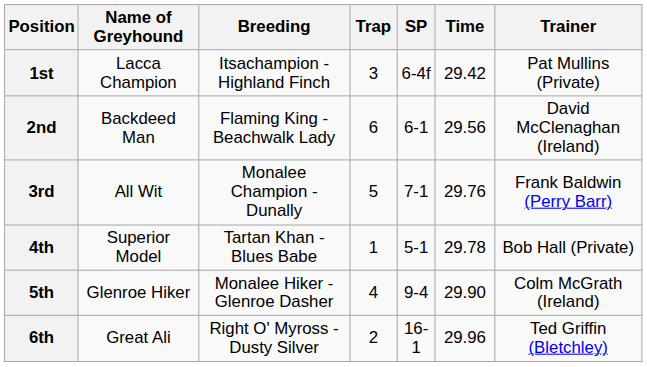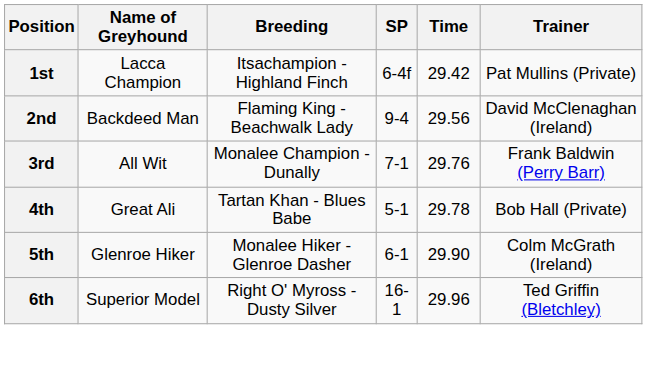- column: (373, 27)
(416, 127) 6-1 -> (397, 118) 9-4
(138, 247) Superior Model -> (143, 209) Great Ali
(416, 292) 9-4 -> (397, 254) 6-1
(138, 338) Great Ali -> (143, 300) Superior Model
